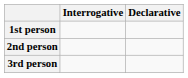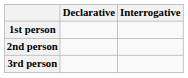columns swapped: (154, 13) <-> (93, 13)
